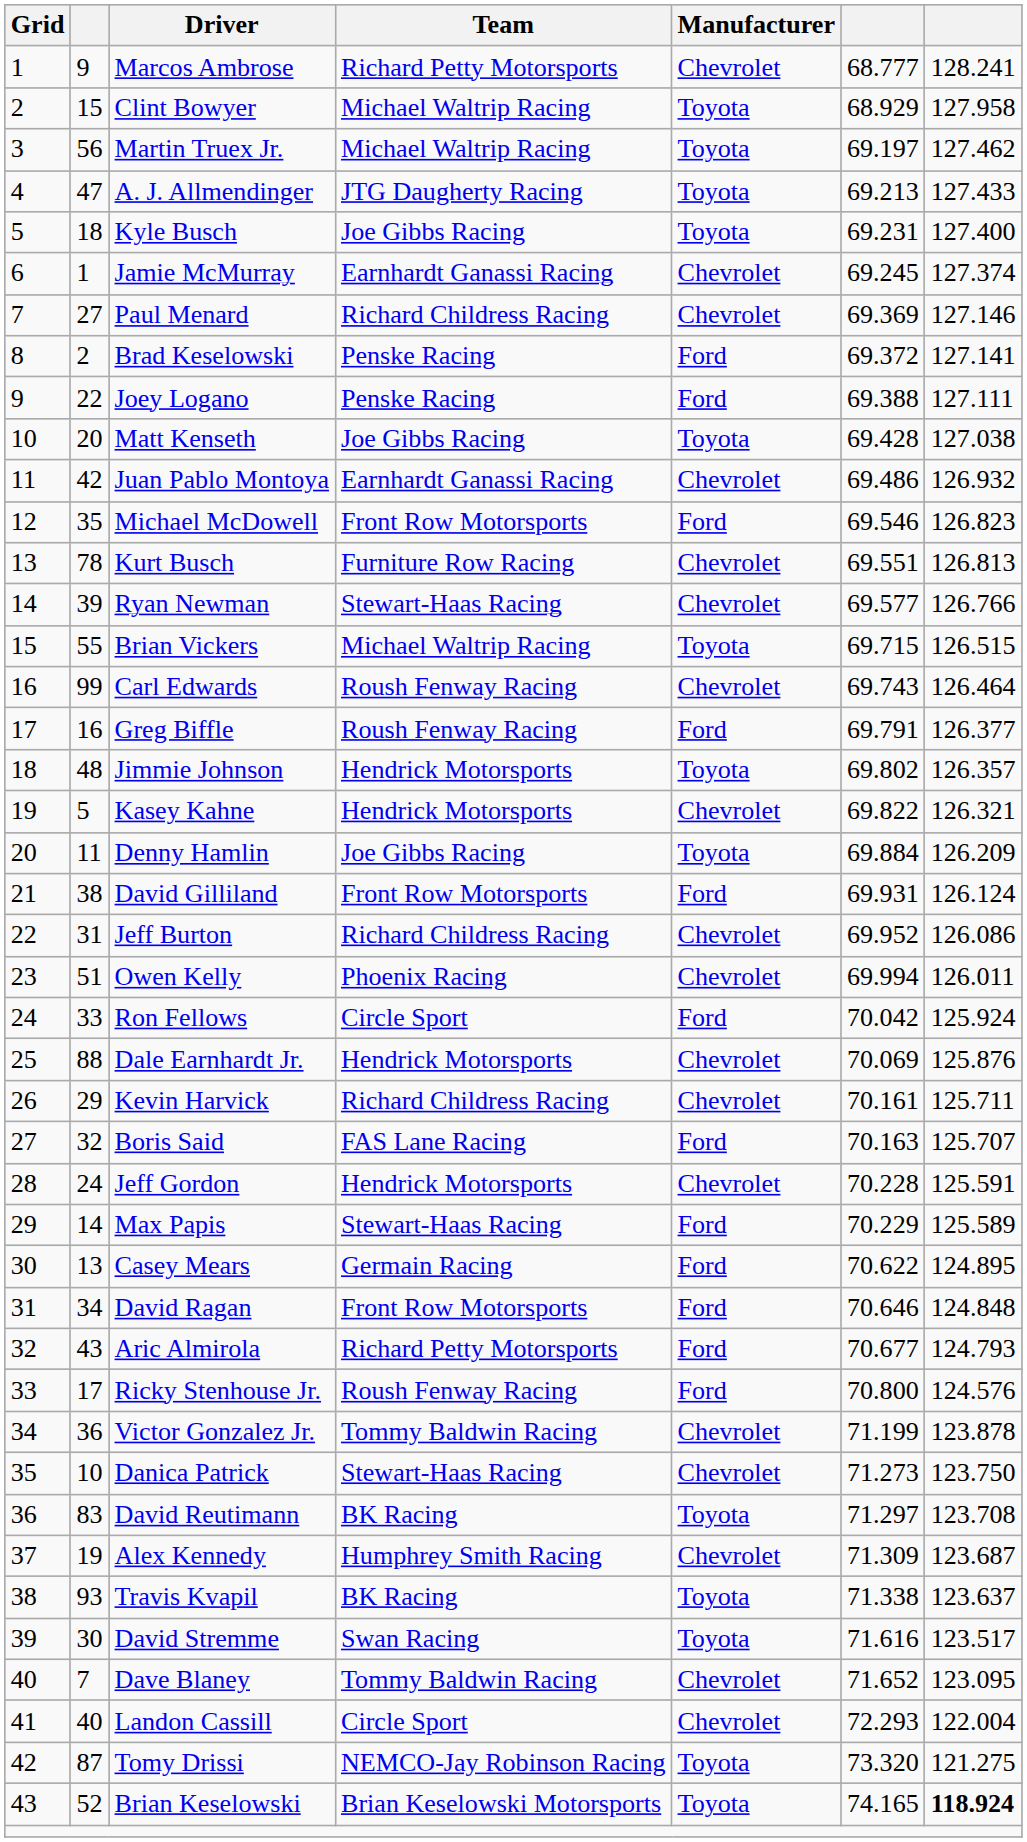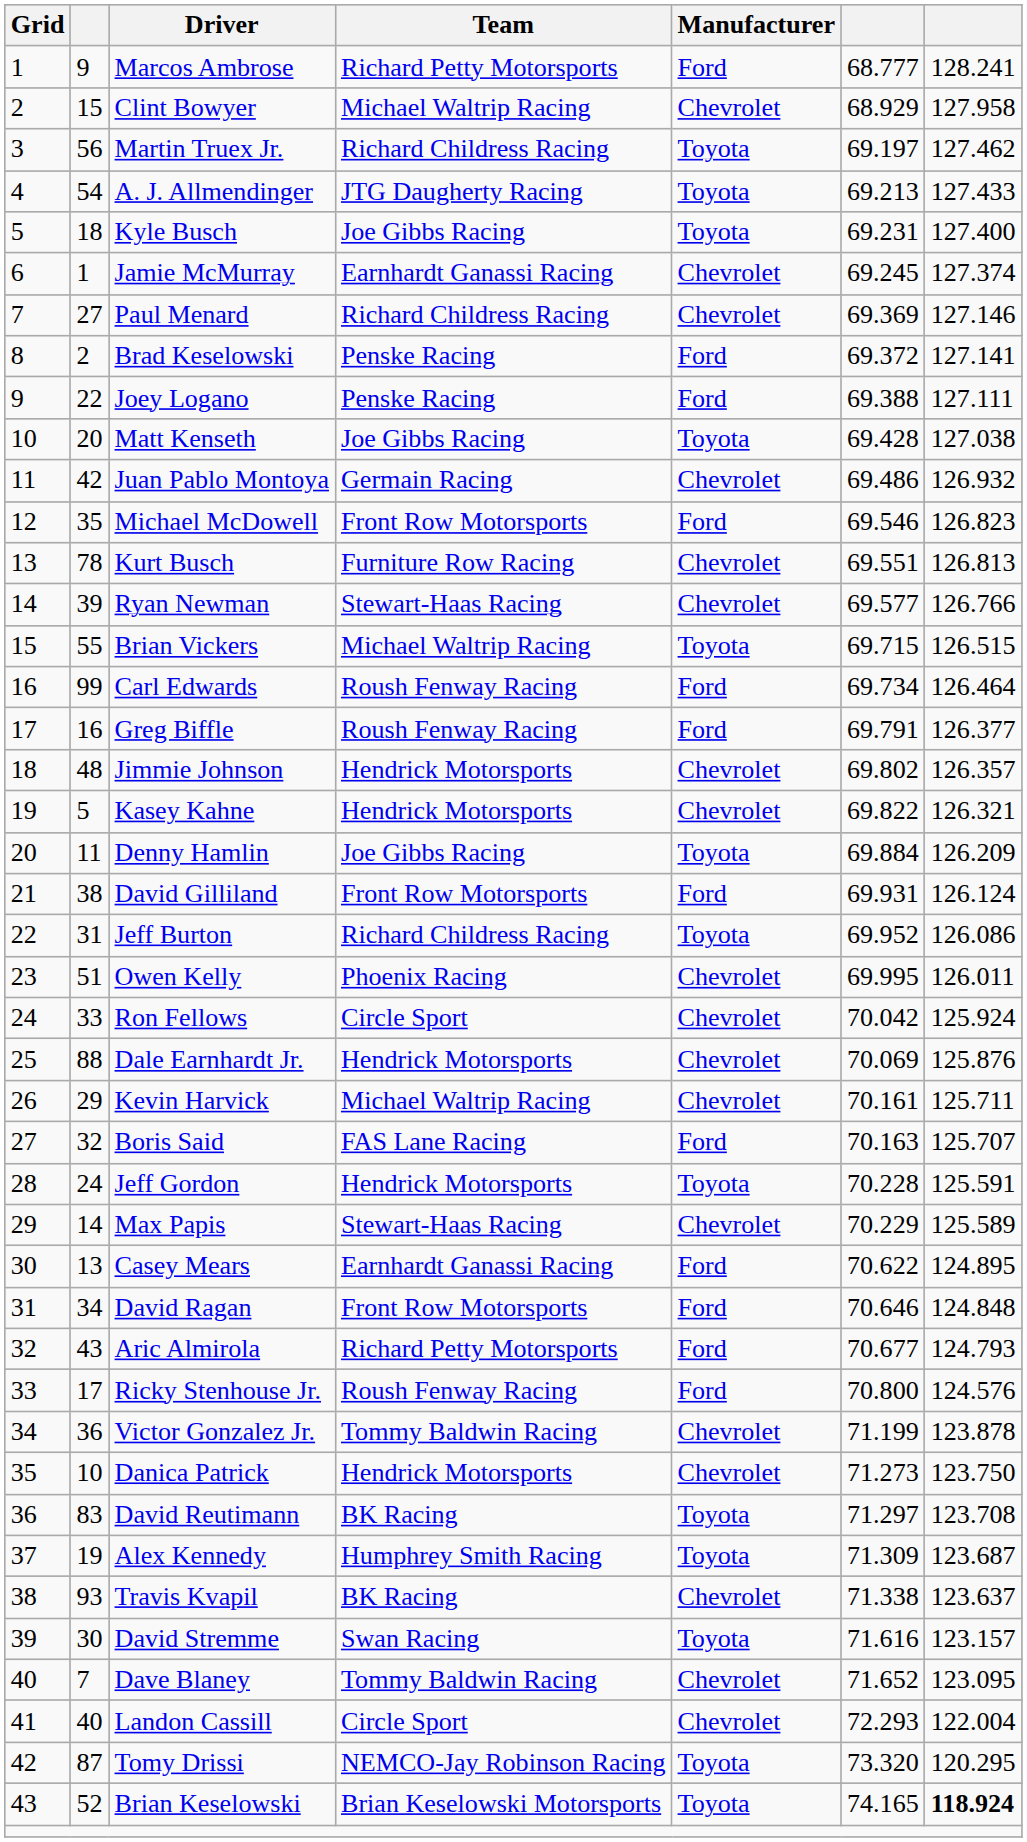(729, 66) Chevrolet -> (702, 66) Ford
(714, 107) Toyota -> (729, 107) Chevrolet
(466, 149) Michael Waltrip Racing -> (475, 149) Richard Childress Racing
(89, 190) 47 -> (89, 190) 54
(477, 480) Earnhardt Ganassi Racing -> (427, 480) Germain Racing
(729, 686) Chevrolet -> (702, 686) Ford
(883, 686) 69.743 -> (883, 686) 69.734
(714, 769) Toyota -> (729, 769) Chevrolet
(729, 935) Chevrolet -> (714, 935) Toyota
(883, 976) 69.994 -> (883, 976) 69.995
(702, 1017) Ford -> (729, 1017) Chevrolet
(475, 1100) Richard Childress Racing -> (466, 1100) Michael Waltrip Racing
(729, 1183) Chevrolet -> (714, 1183) Toyota
(702, 1224) Ford -> (729, 1224) Chevrolet
(427, 1266) Germain Racing -> (477, 1266) Earnhardt Ganassi Racing
(451, 1472) Stewart-Haas Racing -> (457, 1472) Hendrick Motorsports
(729, 1555) Chevrolet -> (714, 1555) Toyota
(714, 1596) Toyota -> (729, 1596) Chevrolet
(973, 1638) 123.517 -> (973, 1638) 123.157
(973, 1762) 121.275 -> (973, 1762) 120.295
